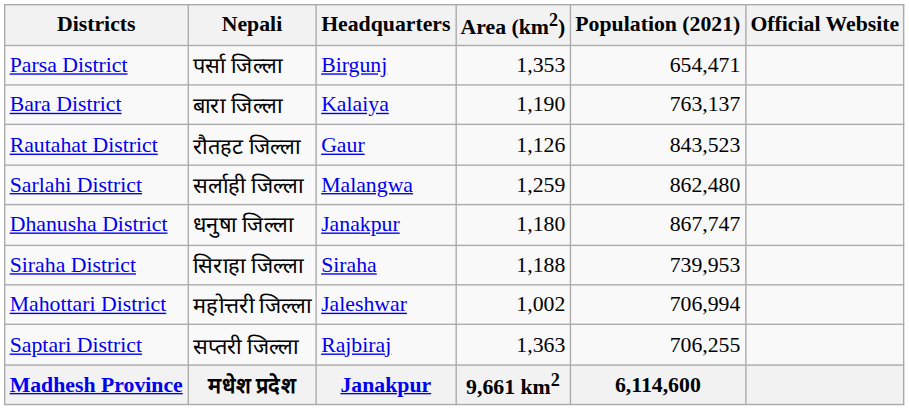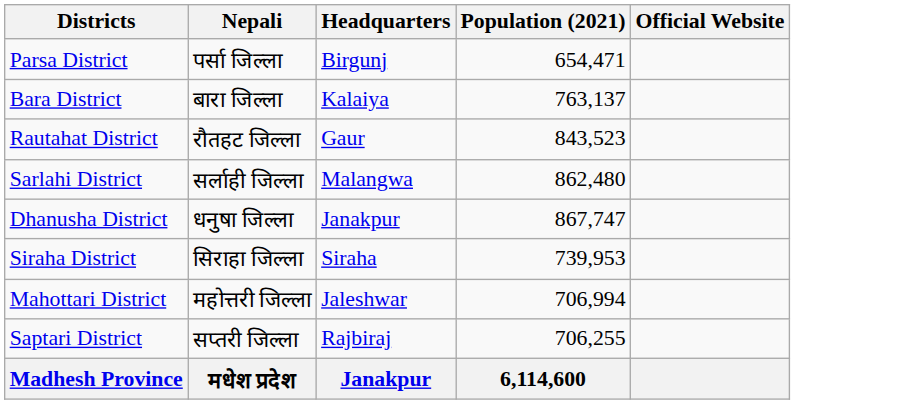- column: (513, 24)
